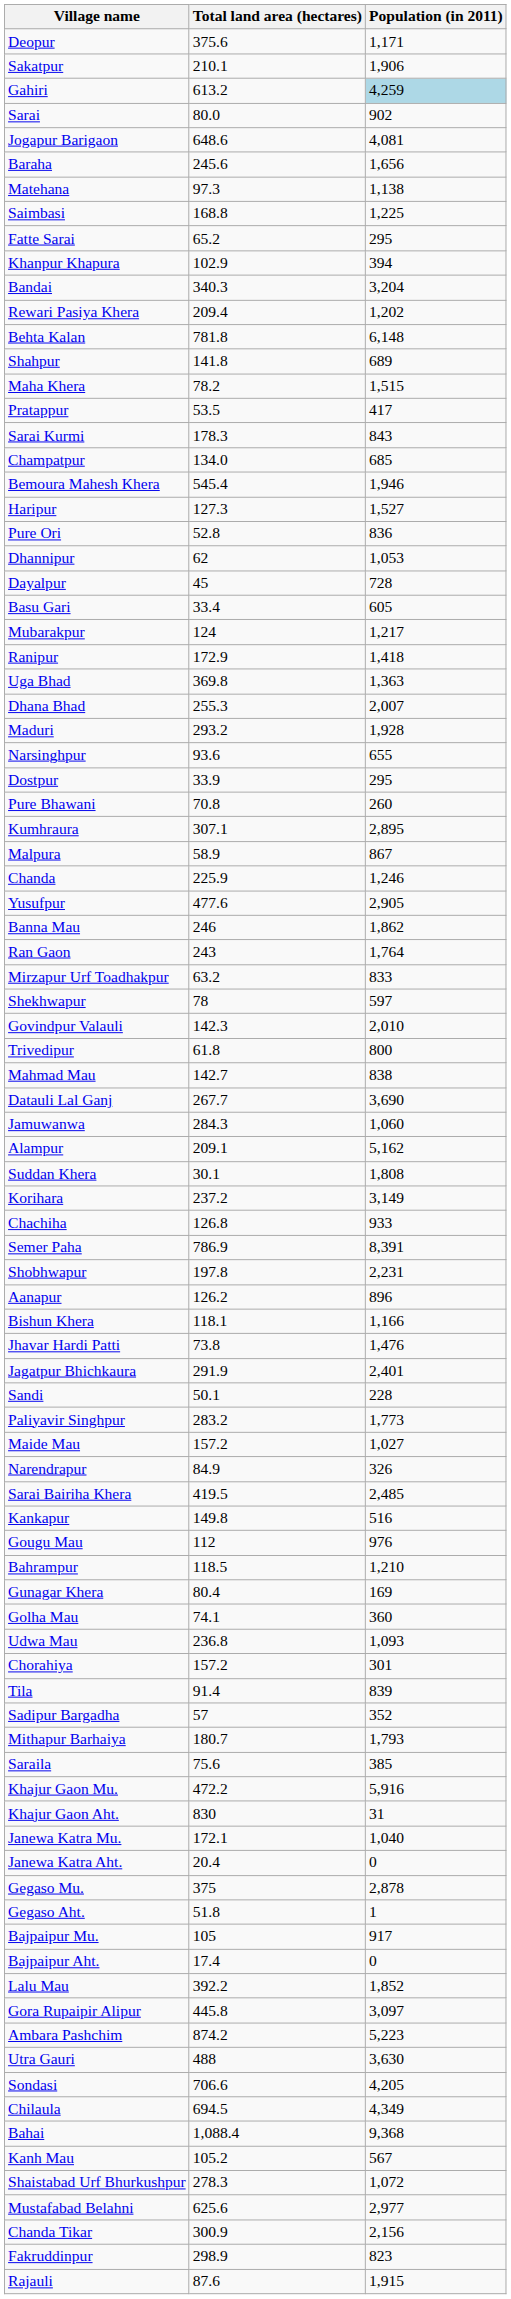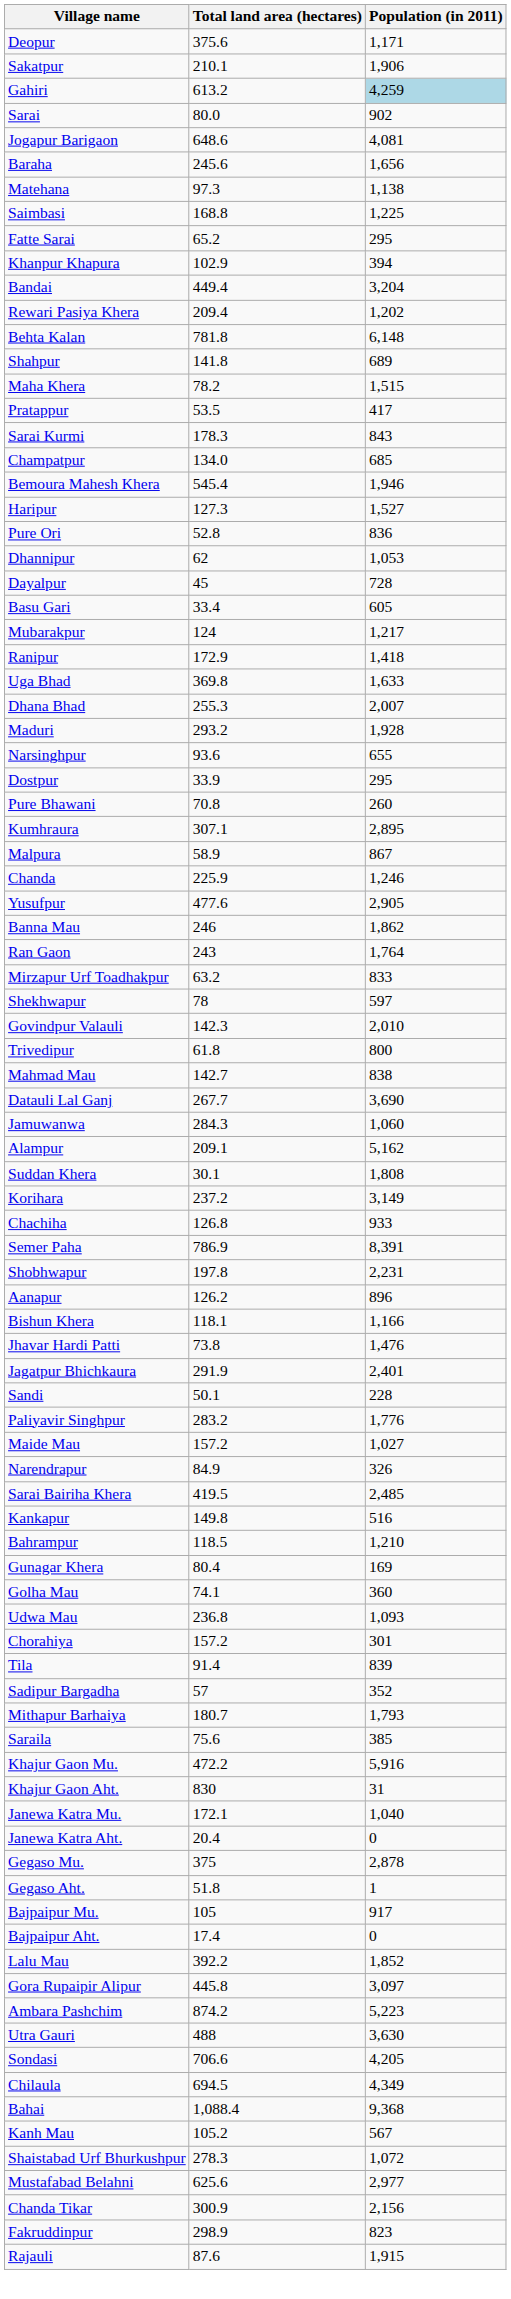(210, 287) 340.3 -> (210, 287) 449.4
(387, 681) 1,363 -> (387, 681) 1,633
(387, 1419) 1,773 -> (387, 1419) 1,776
- row: (45, 1542)
